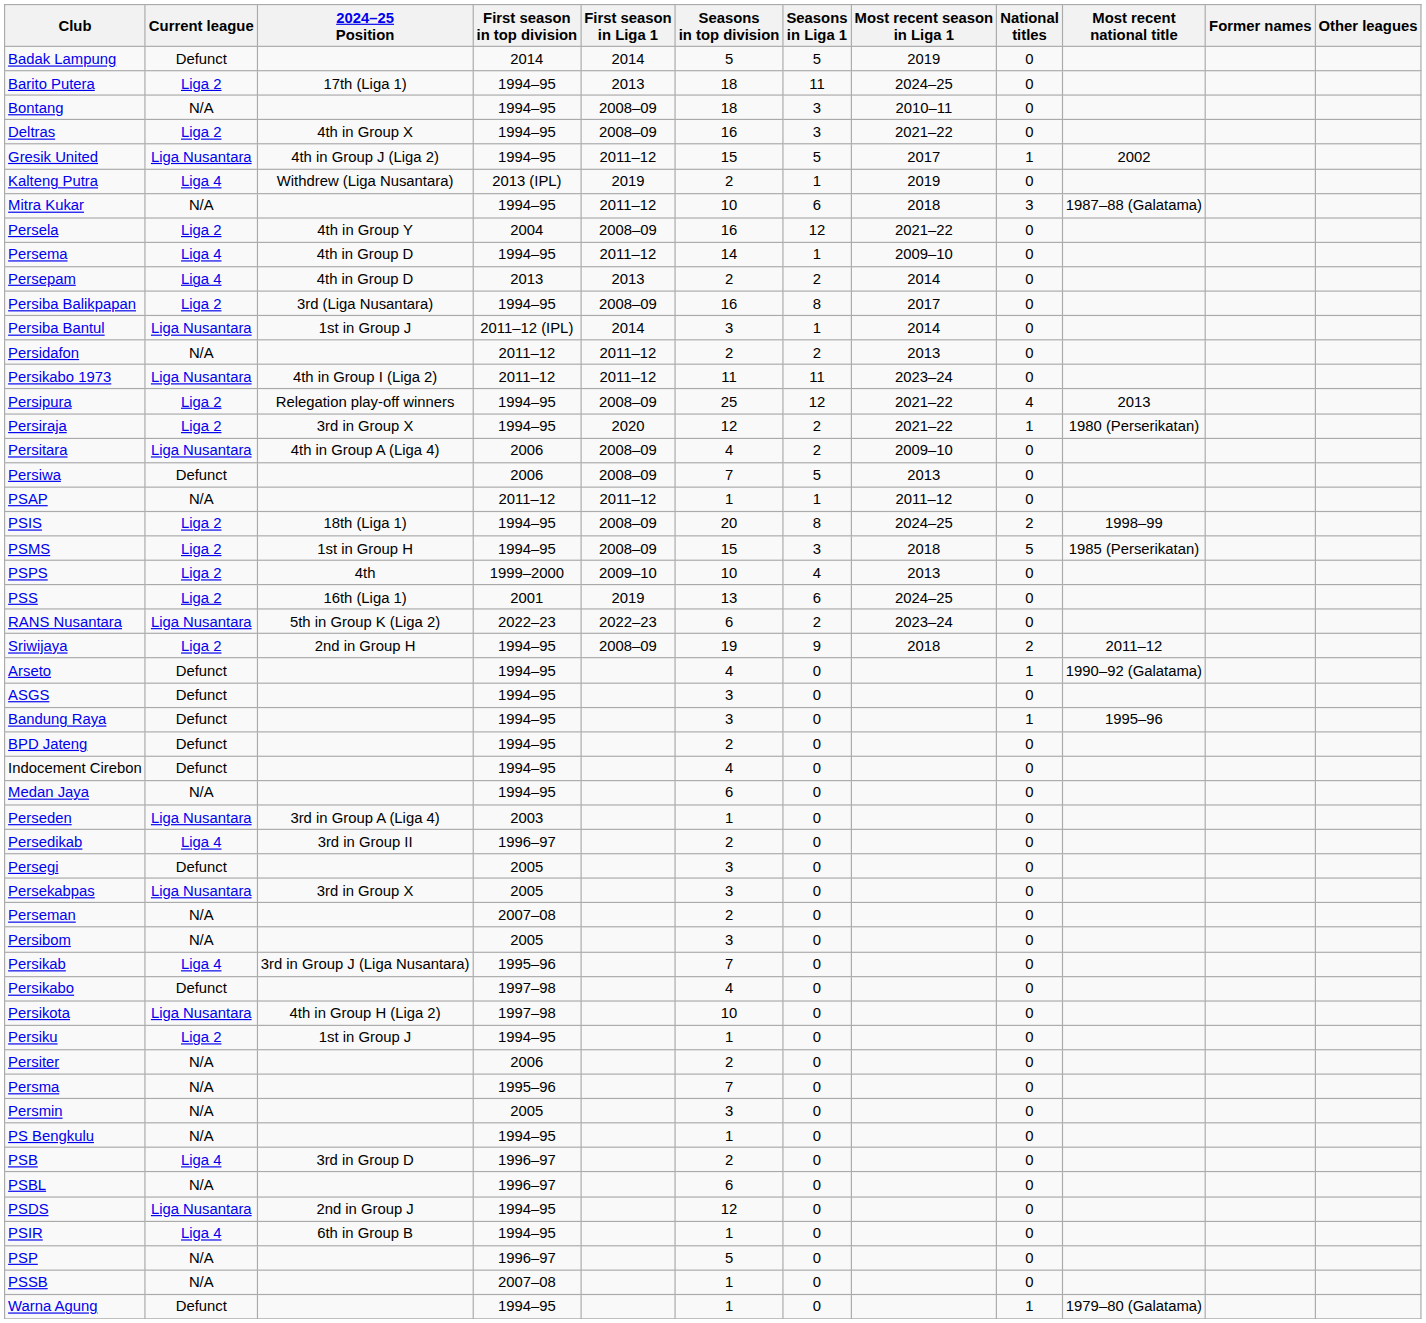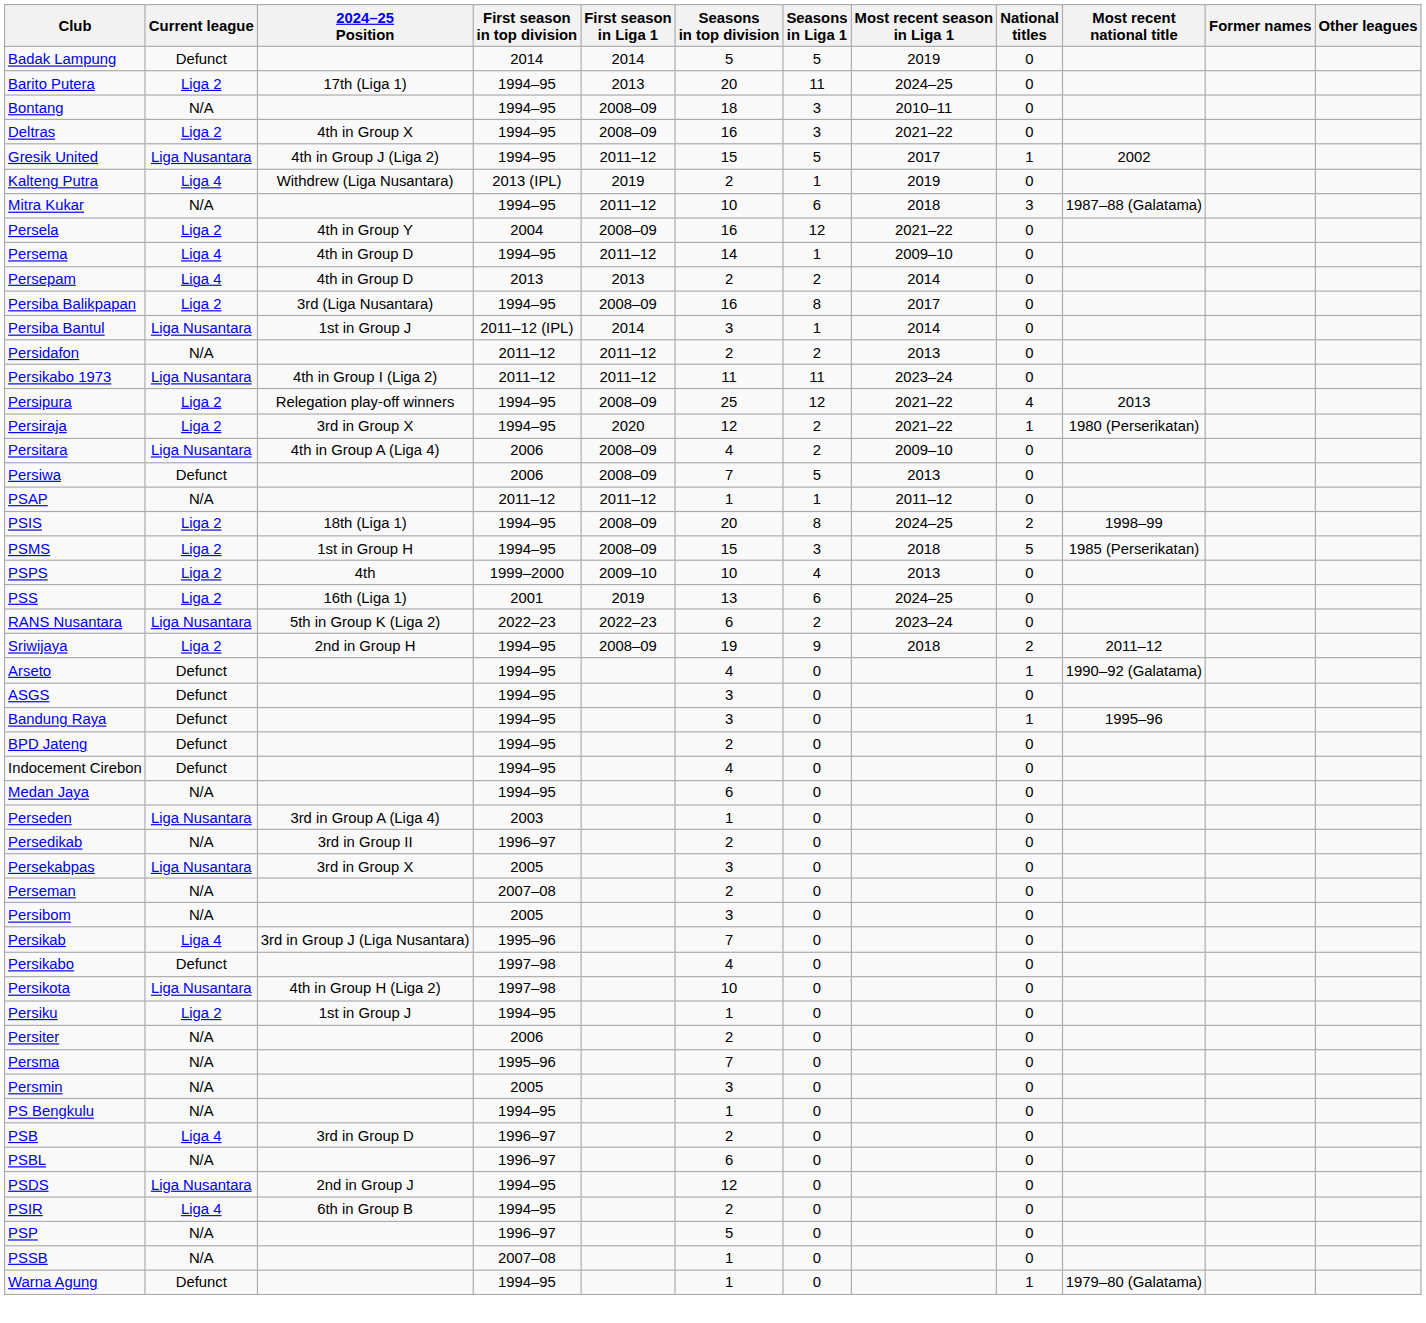(729, 83) 18 -> (729, 83) 20
(201, 841) Liga 4 -> (201, 841) N/A
- row: (33, 866)
(729, 1233) 1 -> (729, 1209) 2
